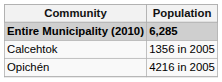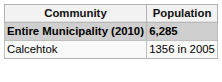- row: (28, 67)
